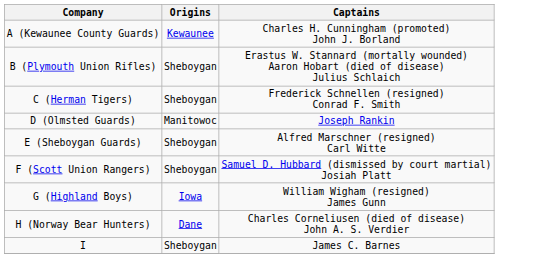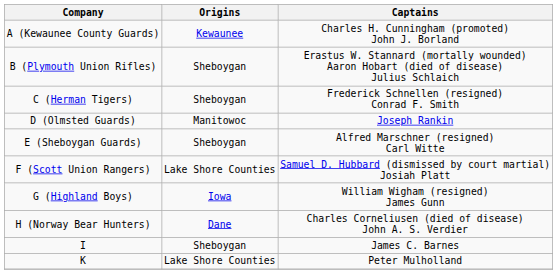(190, 170) Sheboygan -> (220, 170) Lake Shore Counties
+ row: (83, 261)
